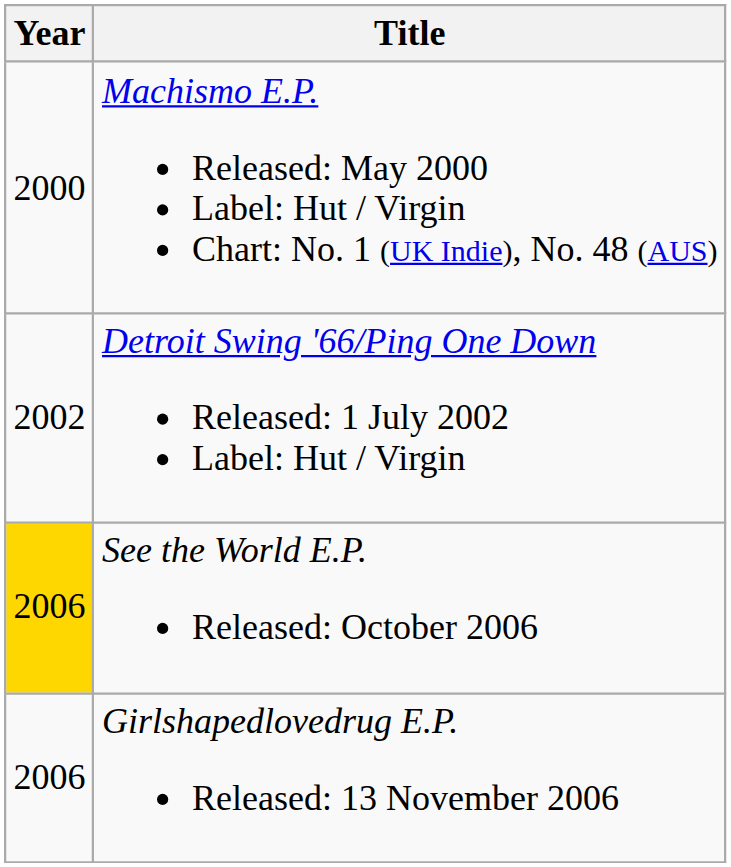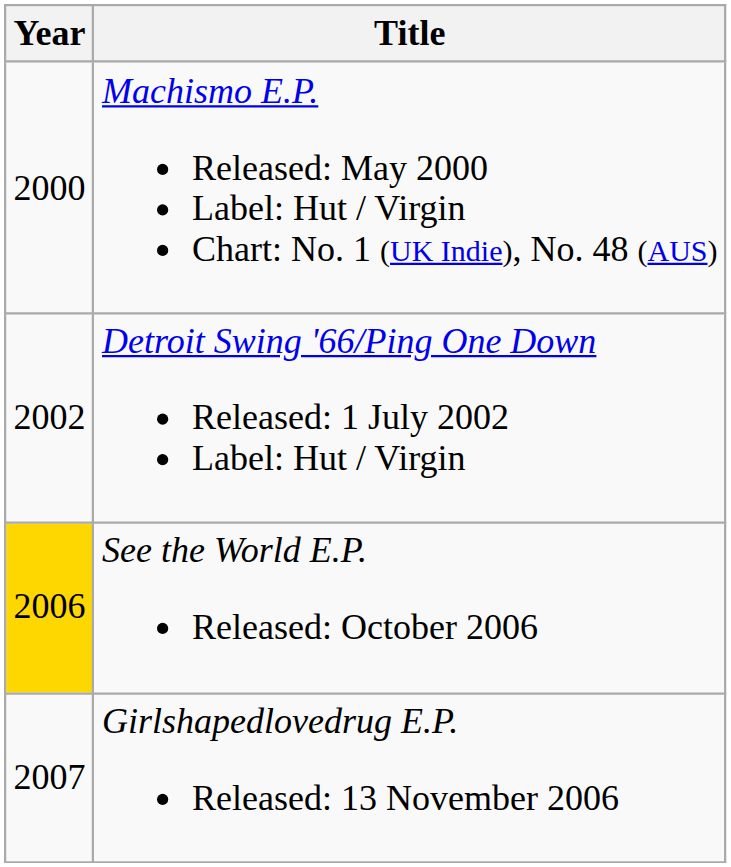(49, 776) 2006 -> (49, 776) 2007
